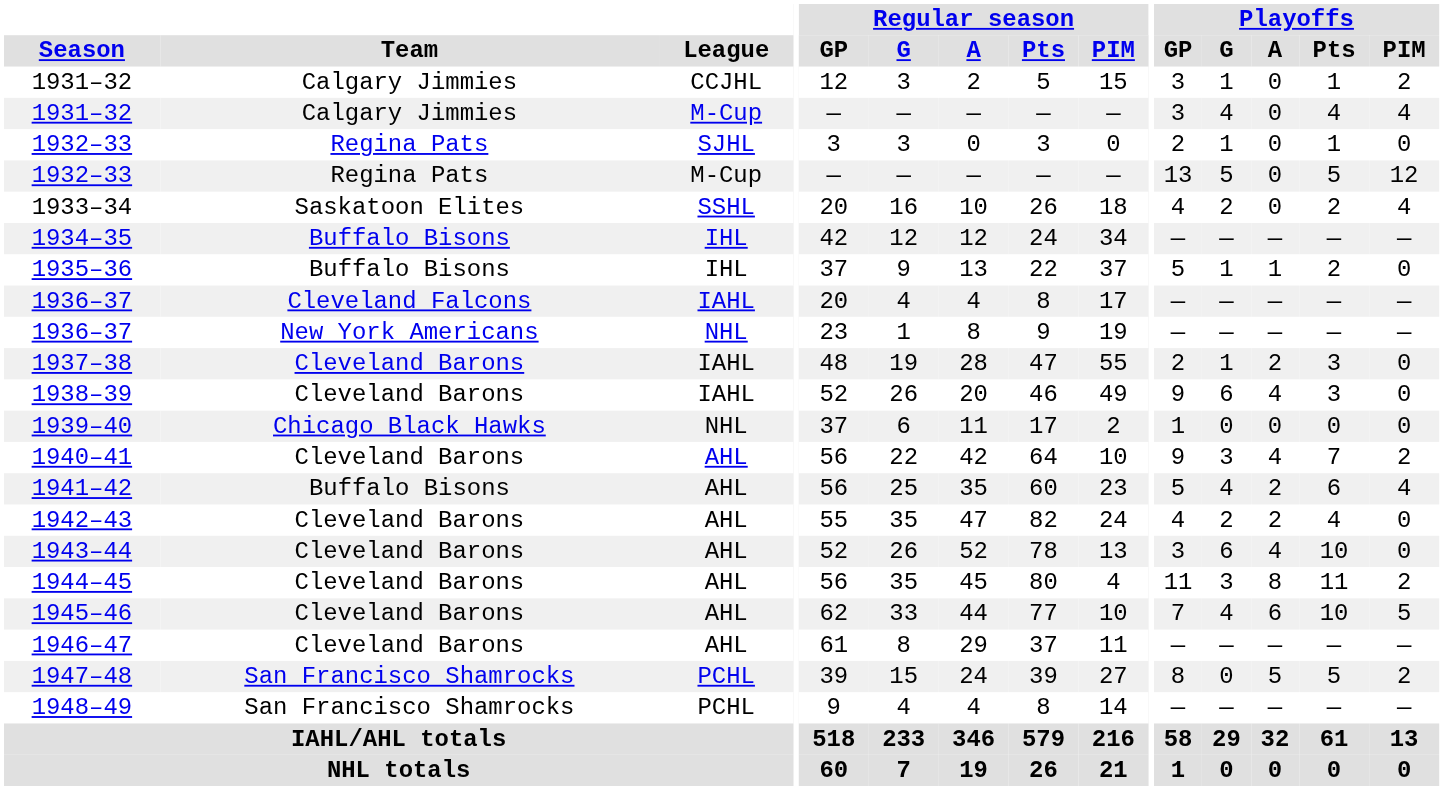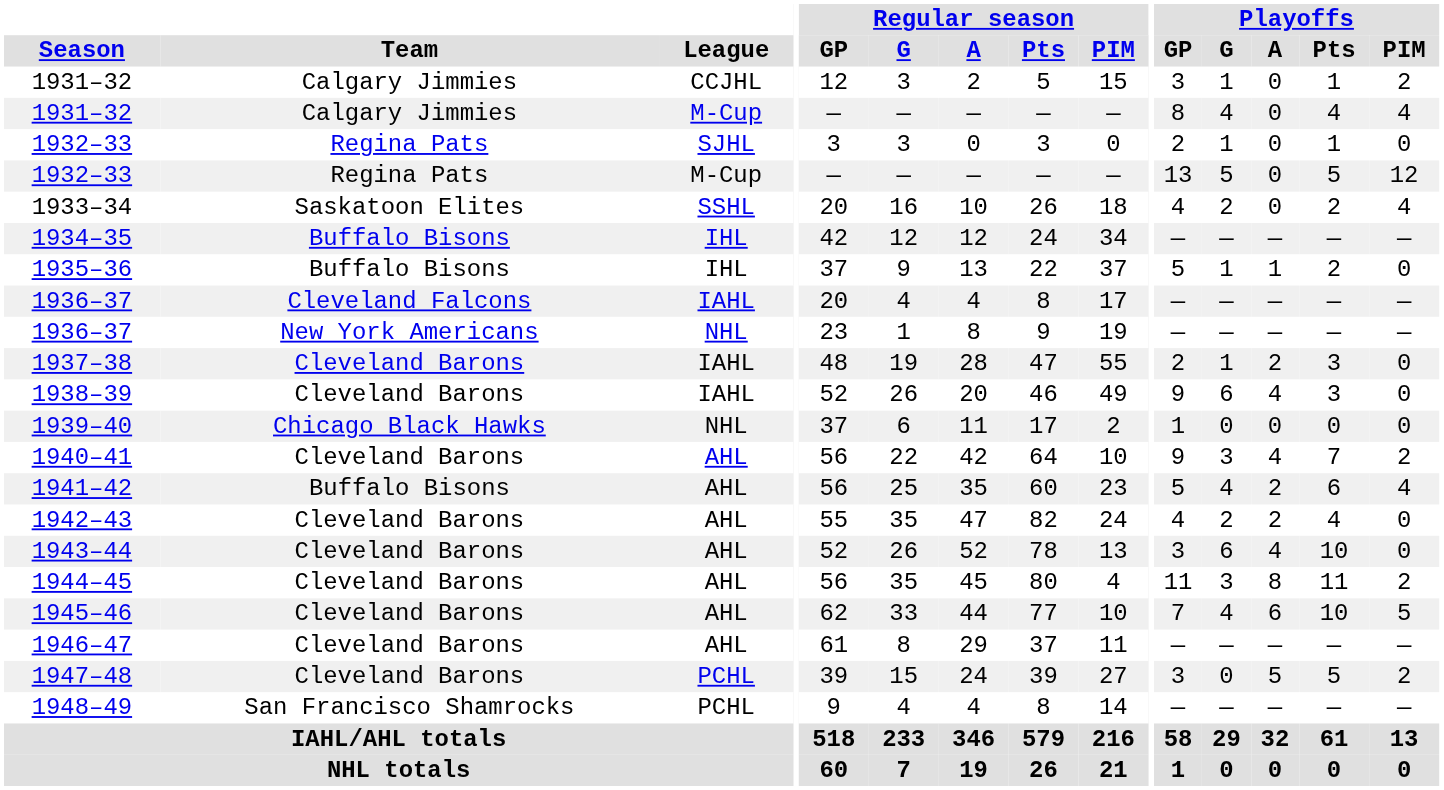(1178, 113) 3 -> (1178, 113) 8
(409, 677) San Francisco Shamrocks -> (409, 677) Cleveland Barons
(1178, 677) 8 -> (1178, 677) 3
